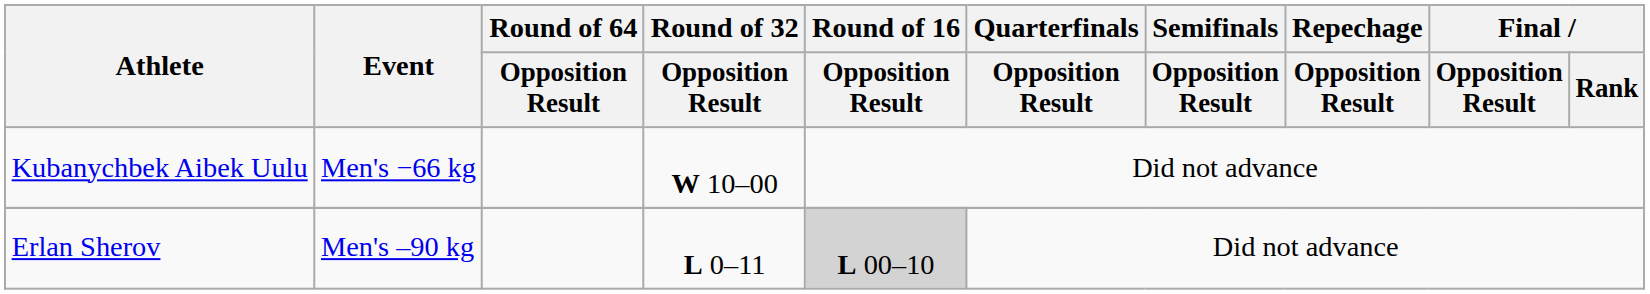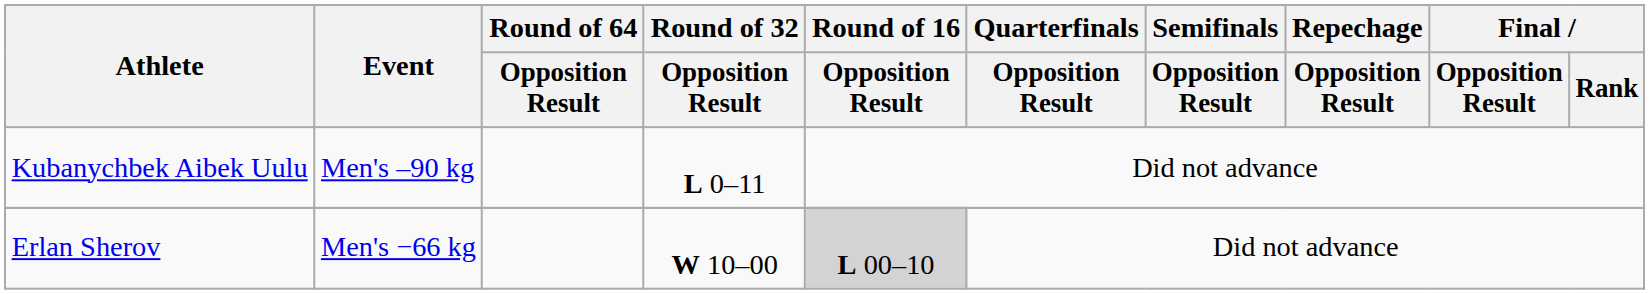(398, 167) Men's −66 kg -> (398, 167) Men's –90 kg
(725, 184) W 10–00 -> (725, 184) L 0–11
(398, 247) Men's –90 kg -> (398, 247) Men's −66 kg
(725, 264) L 0–11 -> (725, 264) W 10–00
